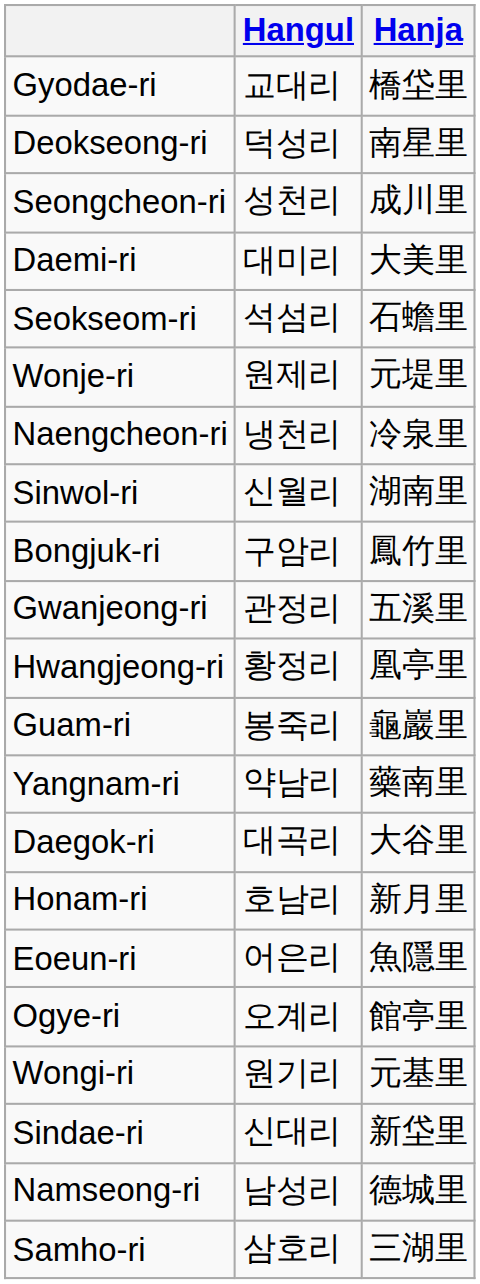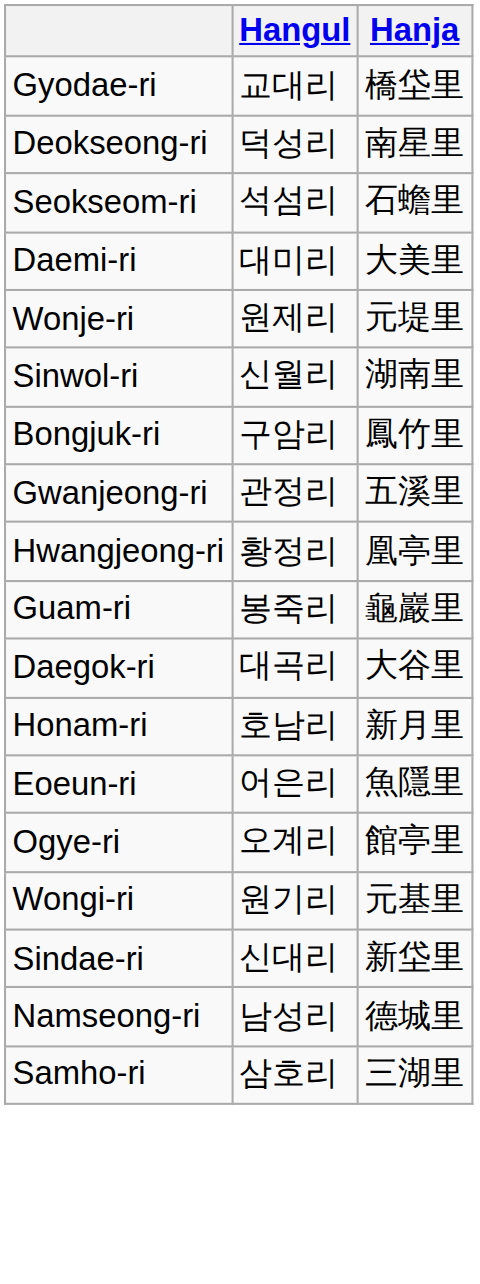- row: (119, 201)
rows swapped: (75, 260) <-> (105, 318)
- row: (120, 434)
- row: (96, 783)
